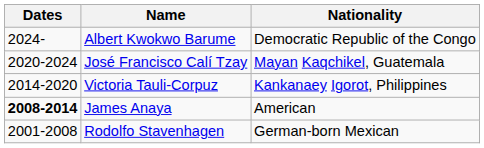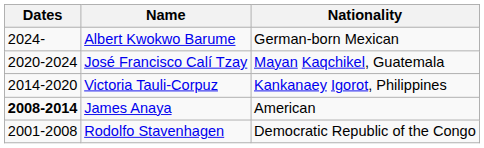(365, 39) Democratic Republic of the Congo -> (326, 39) German-born Mexican
(326, 131) German-born Mexican -> (365, 131) Democratic Republic of the Congo
